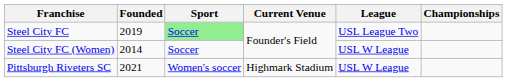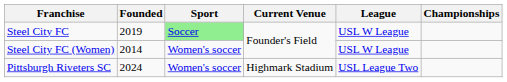(378, 31) USL League Two -> (374, 31) USL W League
(183, 49) Soccer -> (204, 49) Women's soccer
(131, 67) 2021 -> (131, 67) 2024
(374, 67) USL W League -> (378, 67) USL League Two
